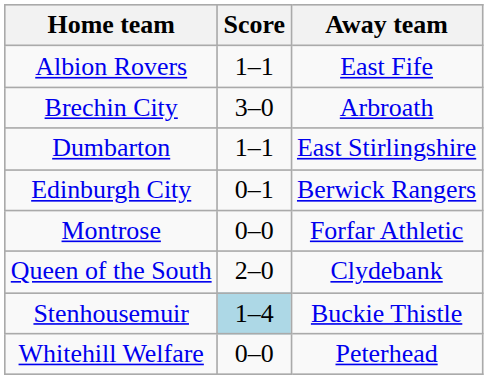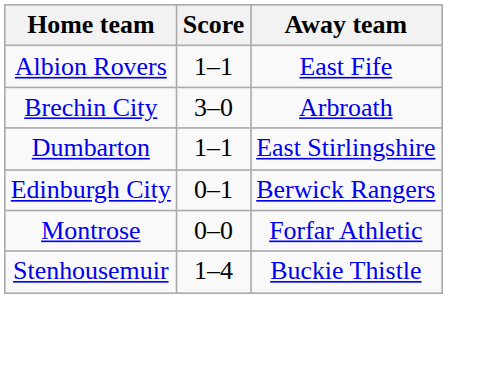- row: (111, 271)
(254, 312) lightblue background -> (214, 271) no background
- row: (111, 353)
